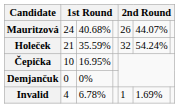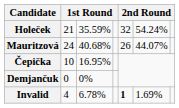rows swapped: (33, 29) <-> (33, 45)
(123, 95) normal -> (123, 95) bold
